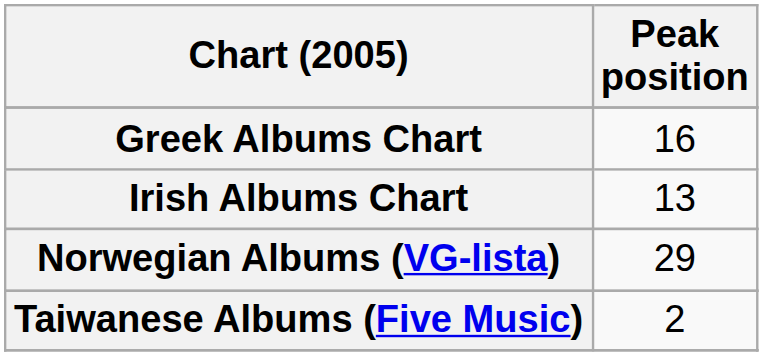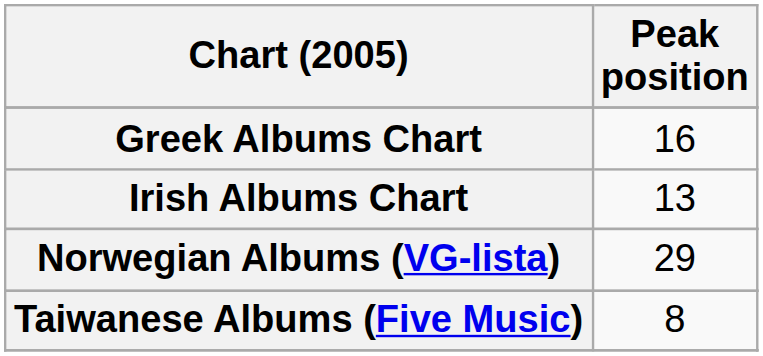(675, 319) 2 -> (675, 319) 8
